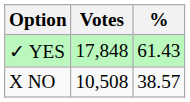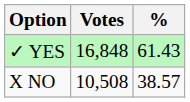(102, 50) 17,848 -> (102, 50) 16,848
